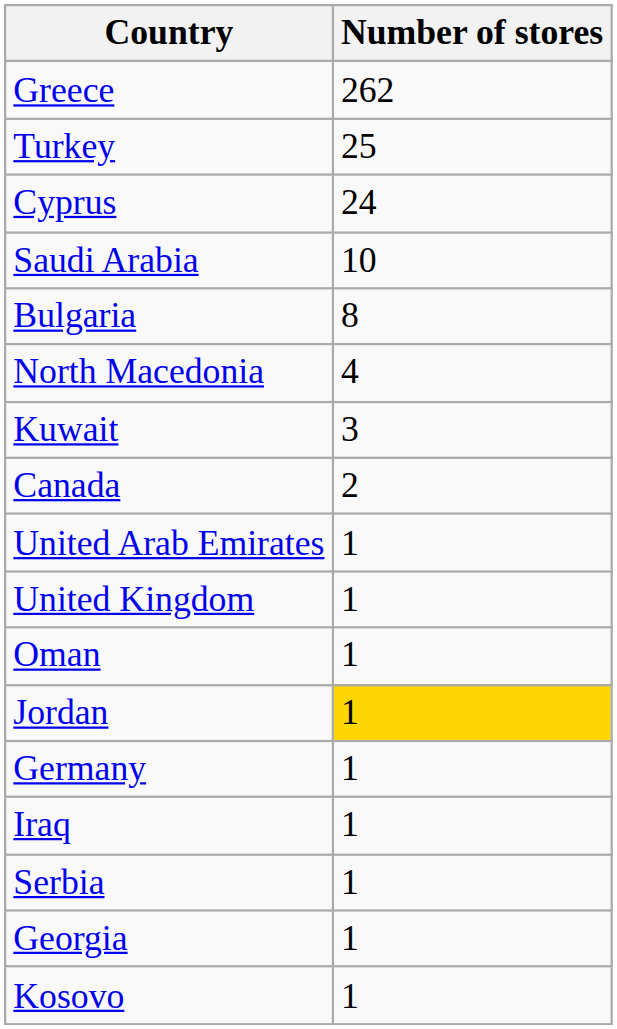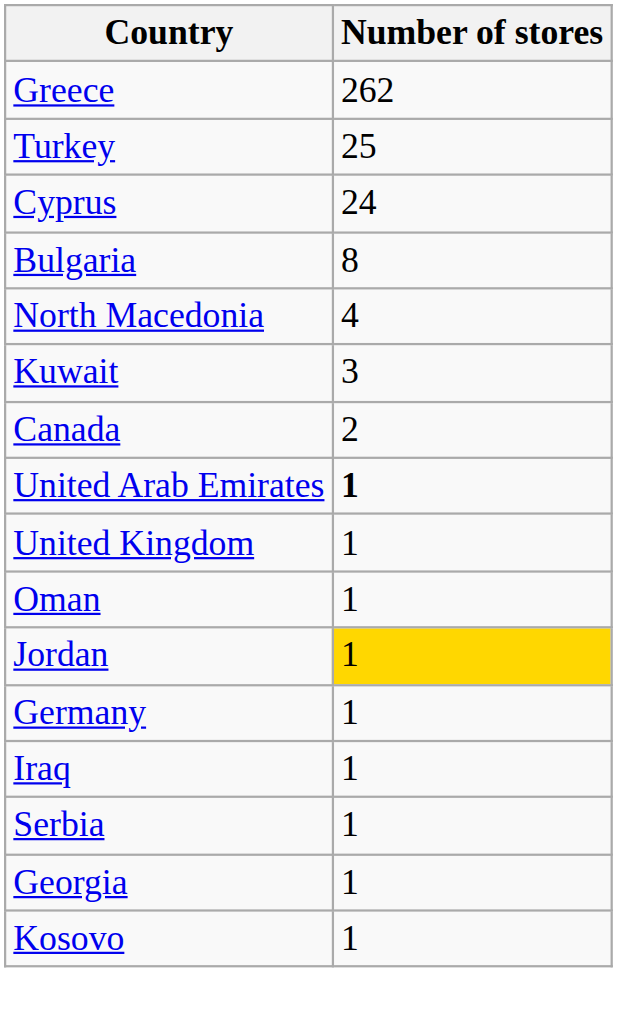- row: (106, 259)
(350, 542) normal -> (350, 485) bold
